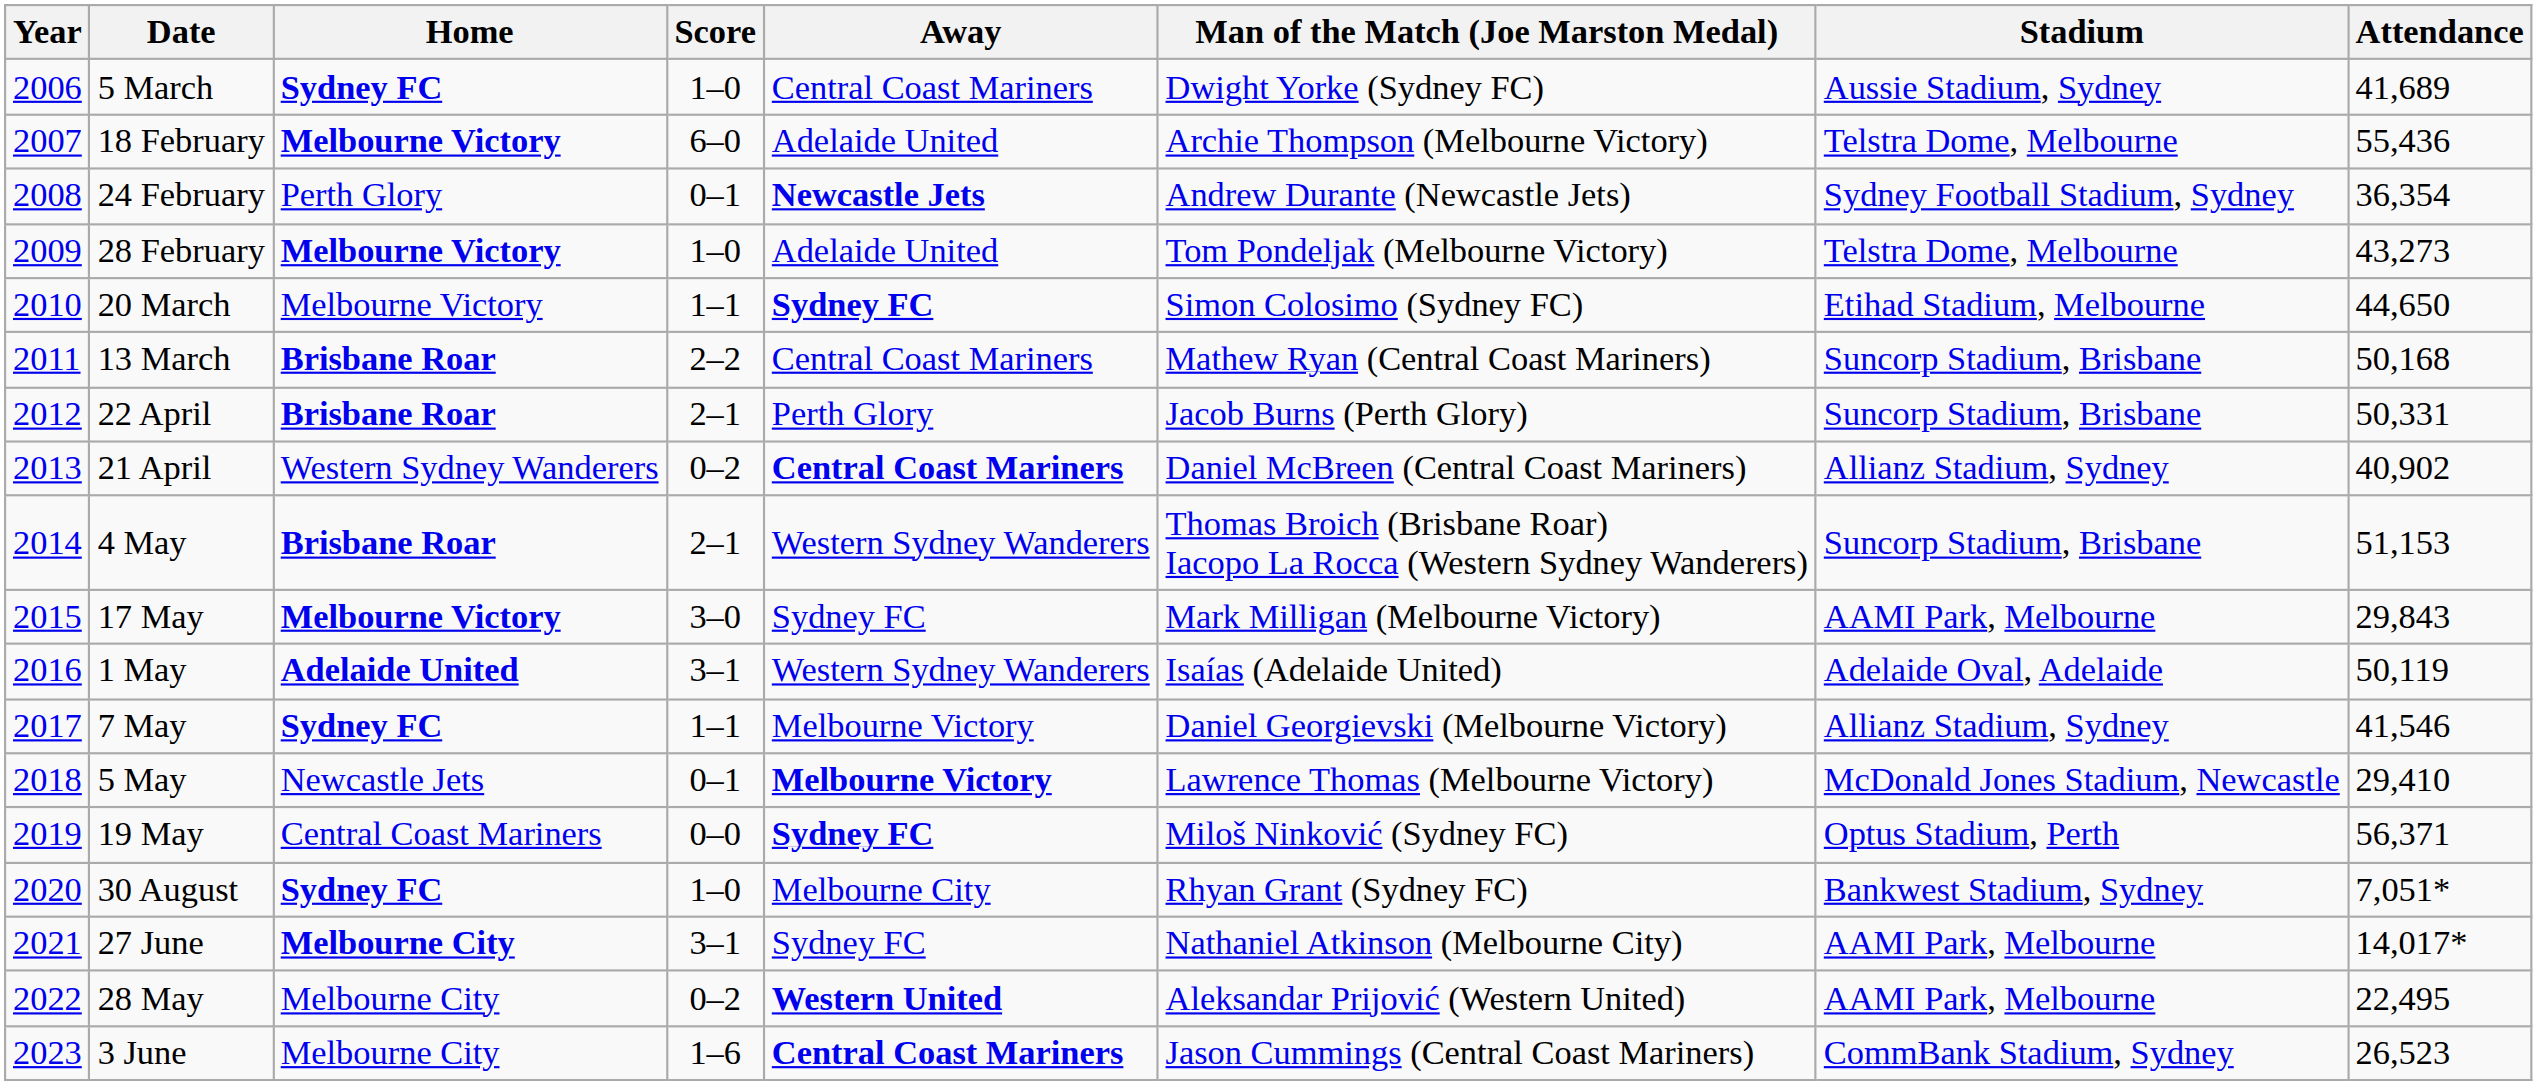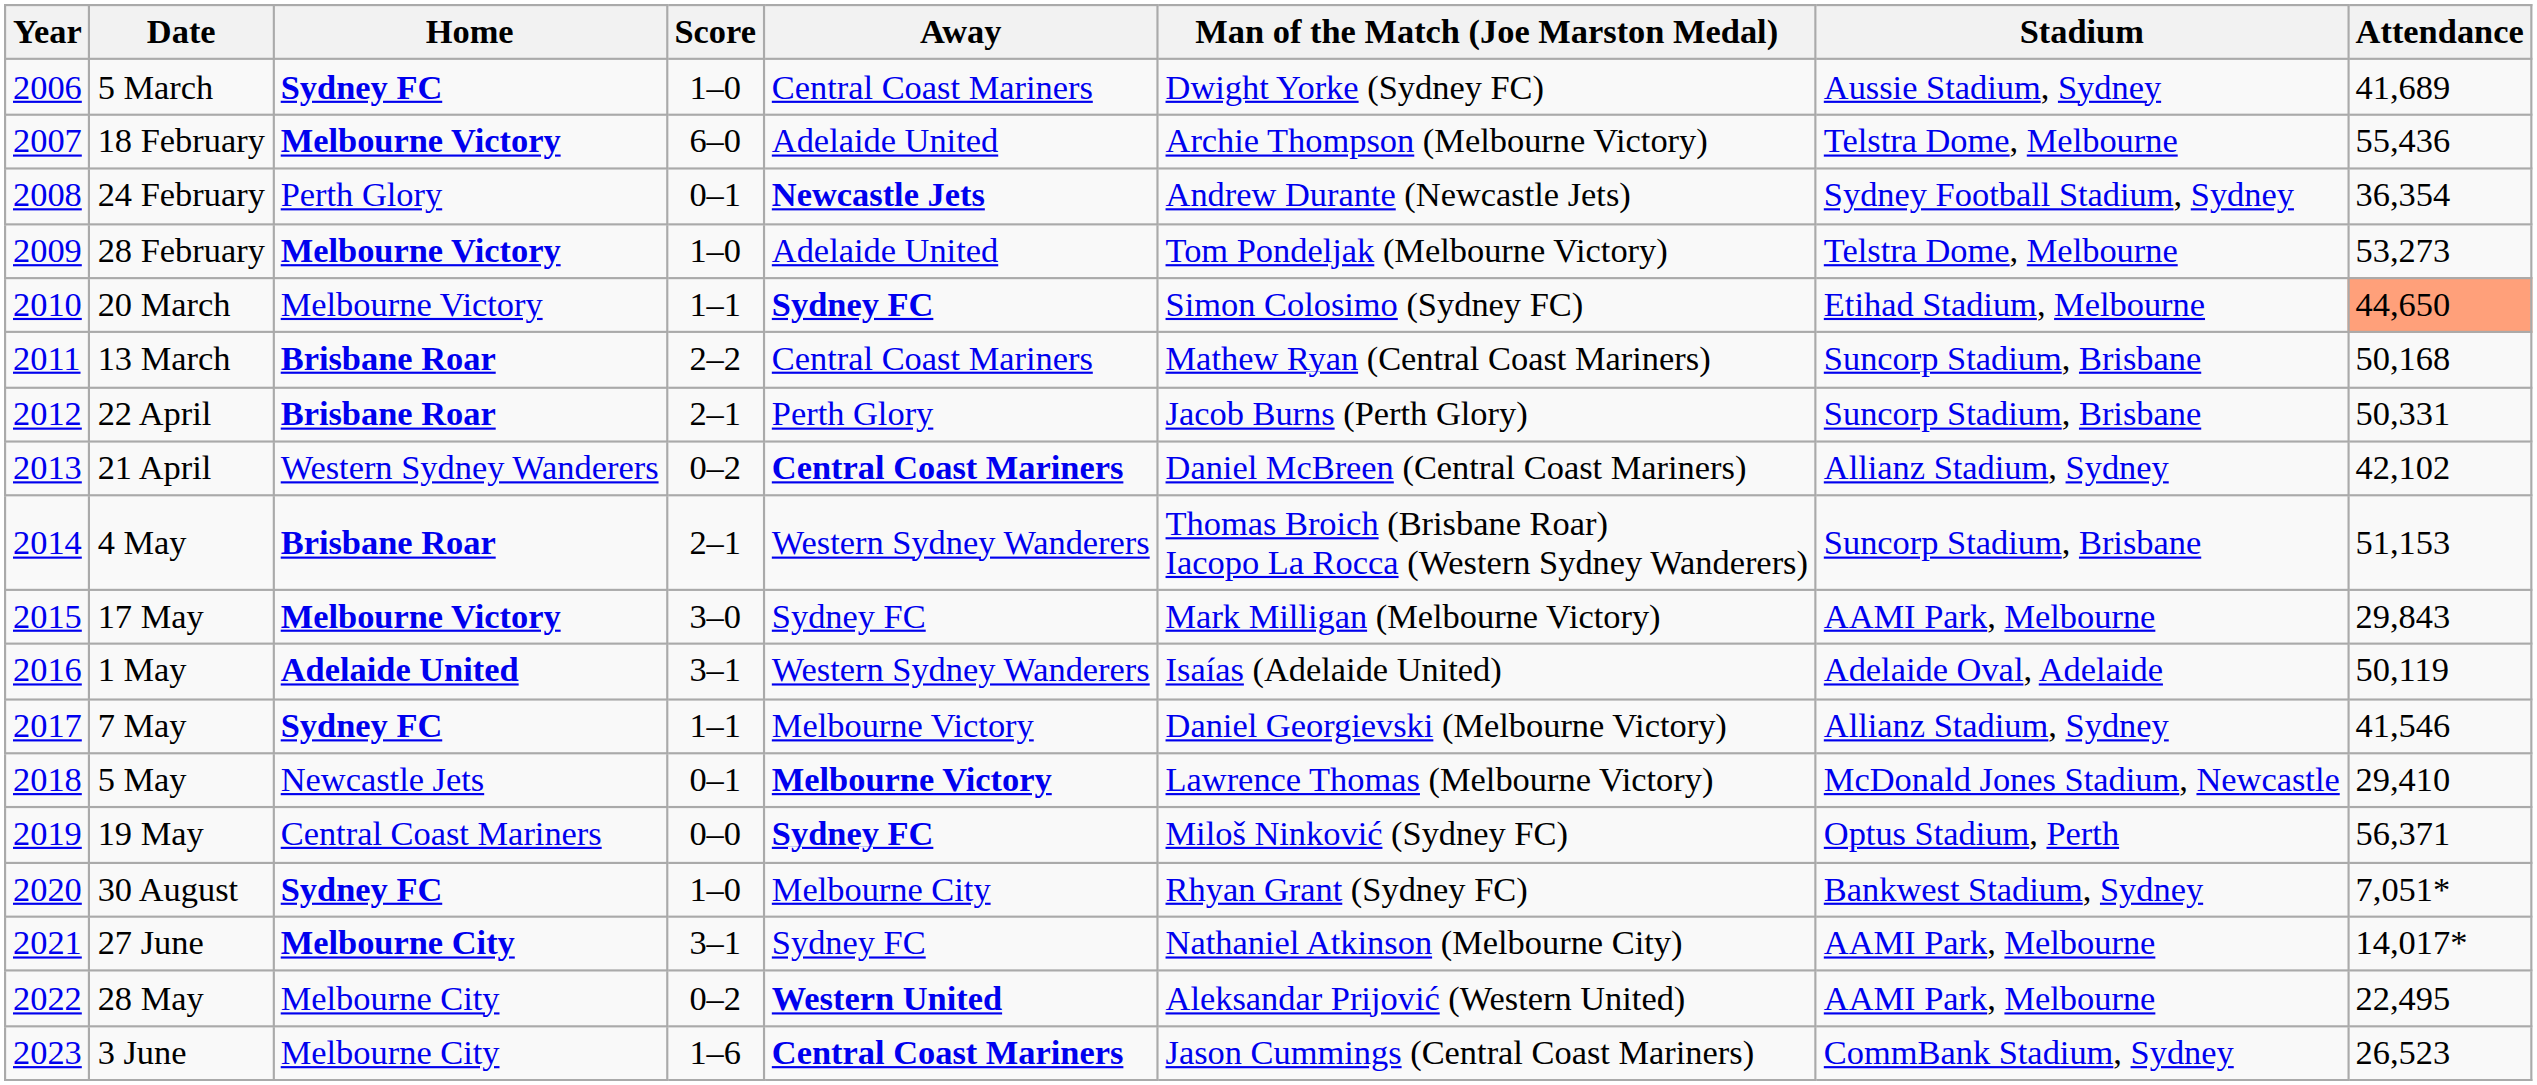(2403, 250) 43,273 -> (2403, 250) 53,273
(2403, 304) no background -> (2403, 304) lightsalmon background
(2403, 468) 40,902 -> (2403, 468) 42,102
